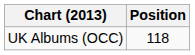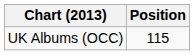(158, 38) 118 -> (158, 38) 115
